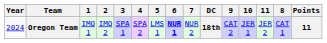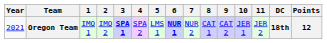columns swapped: (282, 11) <-> (211, 11)
(15, 28) 2024 -> (15, 28) 2021
(123, 28) normal -> (123, 28) bold
(306, 28) 11 -> (306, 28) 12
